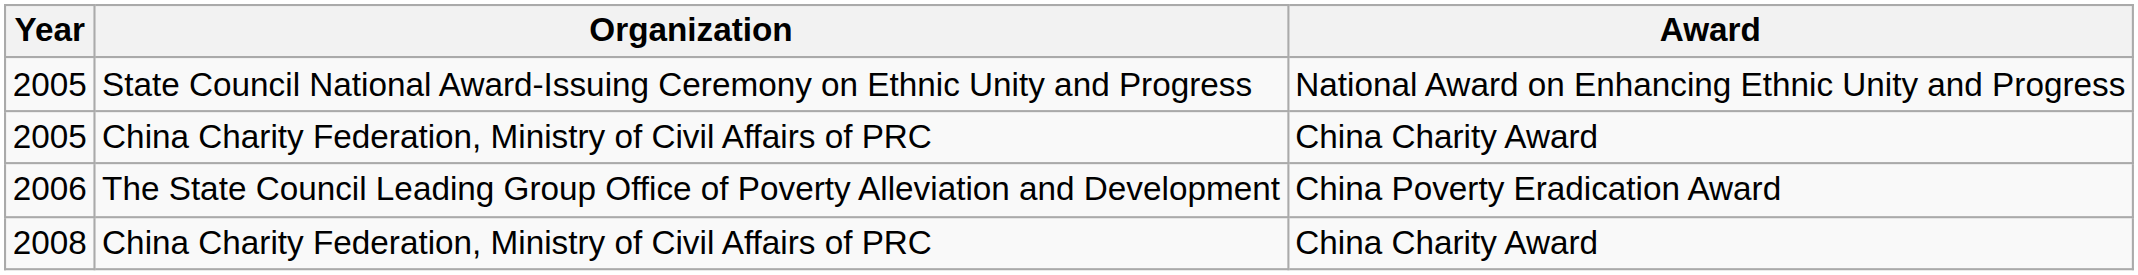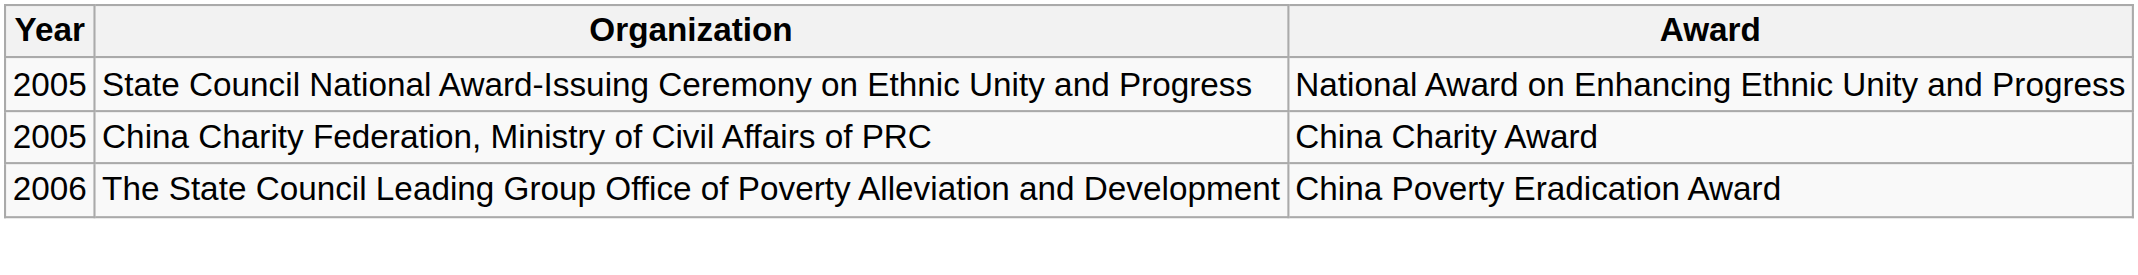- row: (50, 242)
